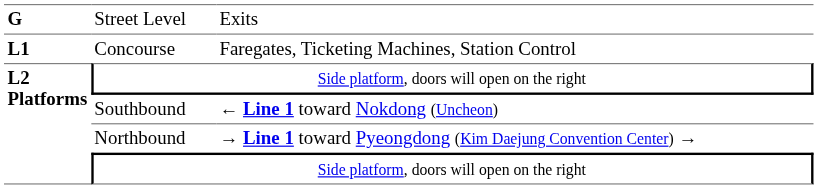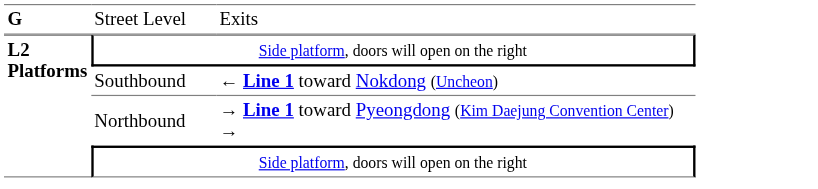- row: (135, 48)
